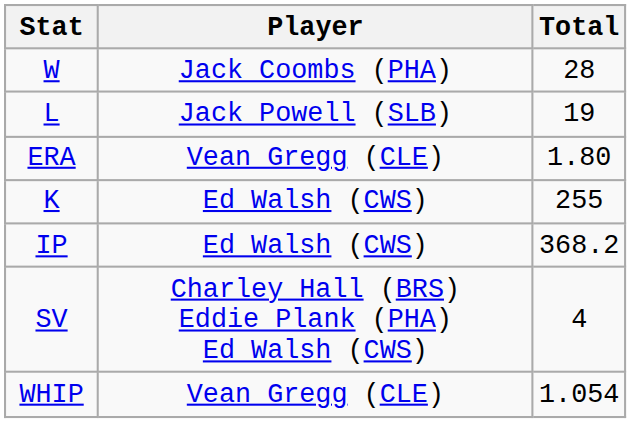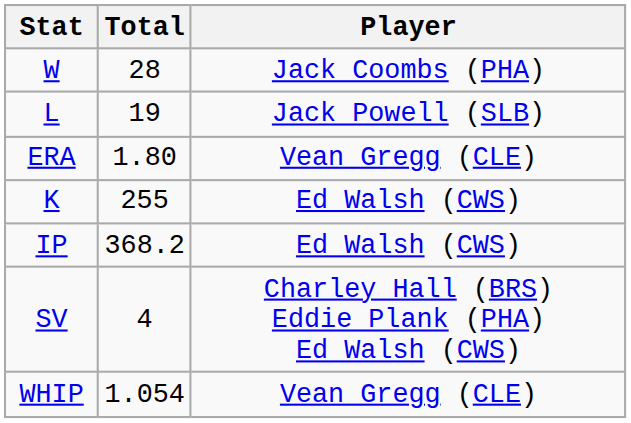columns swapped: (315, 27) <-> (579, 27)
